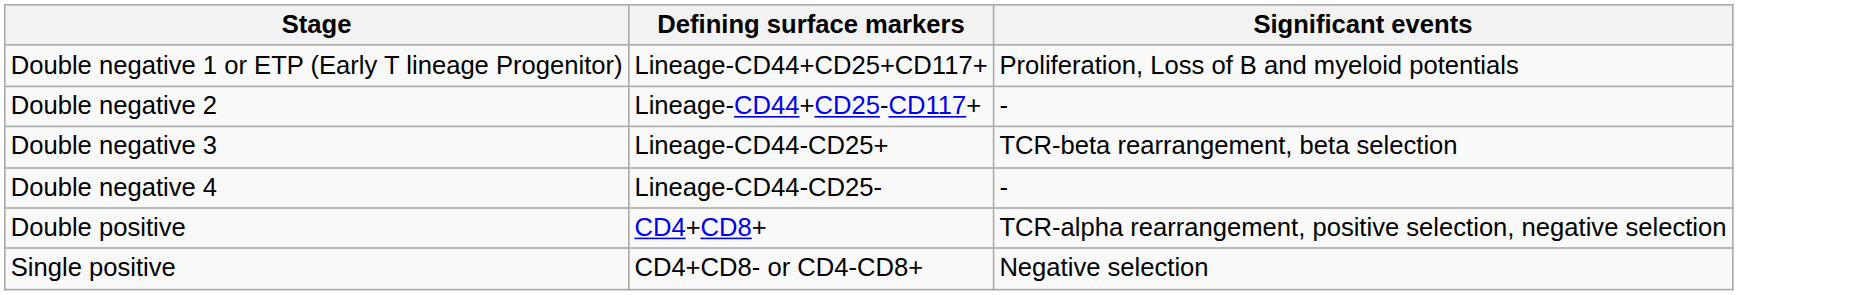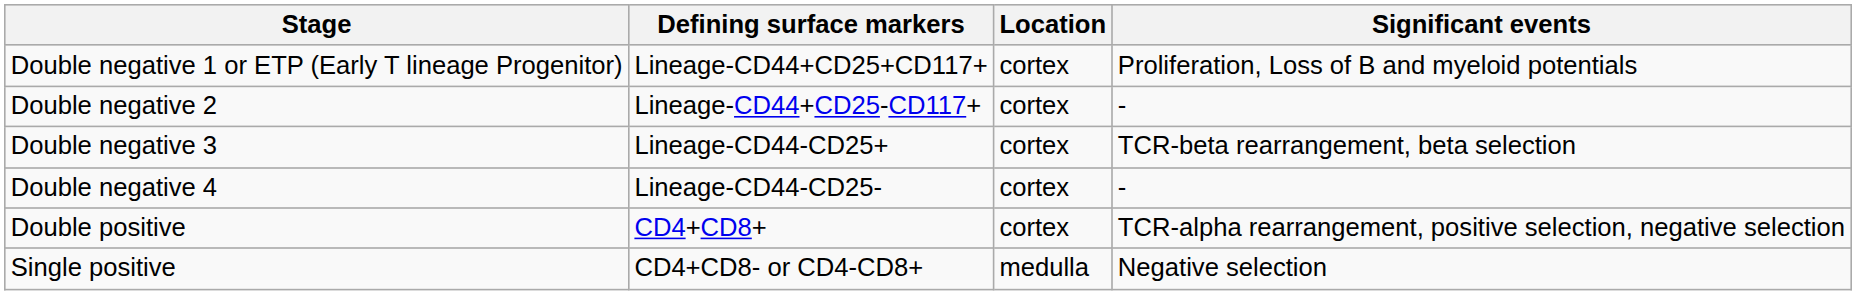+ column: (1053, 24)
